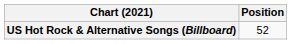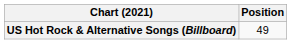(263, 30) 52 -> (263, 30) 49
